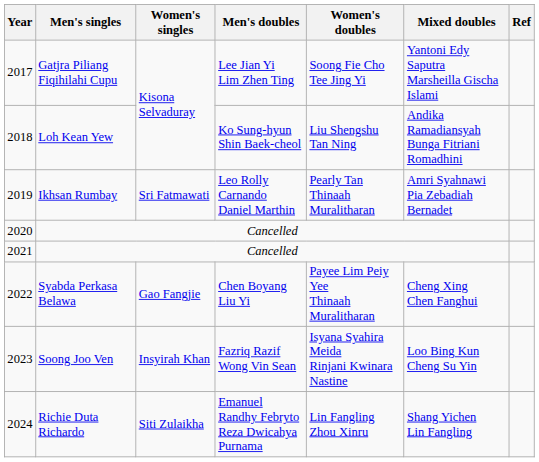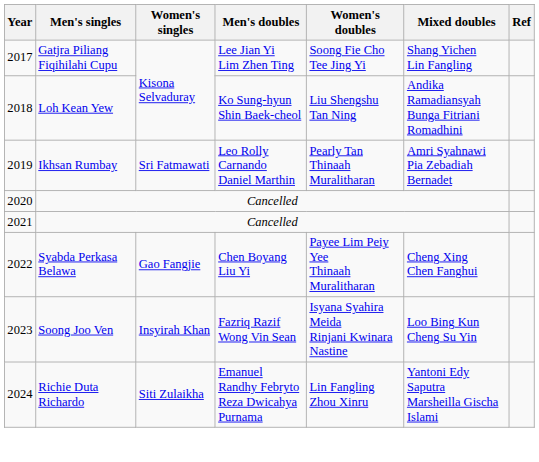(453, 72) Yantoni Edy Saputra Marsheilla Gischa Islami -> (442, 58) Shang Yichen Lin Fangling
(442, 424) Shang Yichen Lin Fangling -> (453, 394) Yantoni Edy Saputra Marsheilla Gischa Islami
